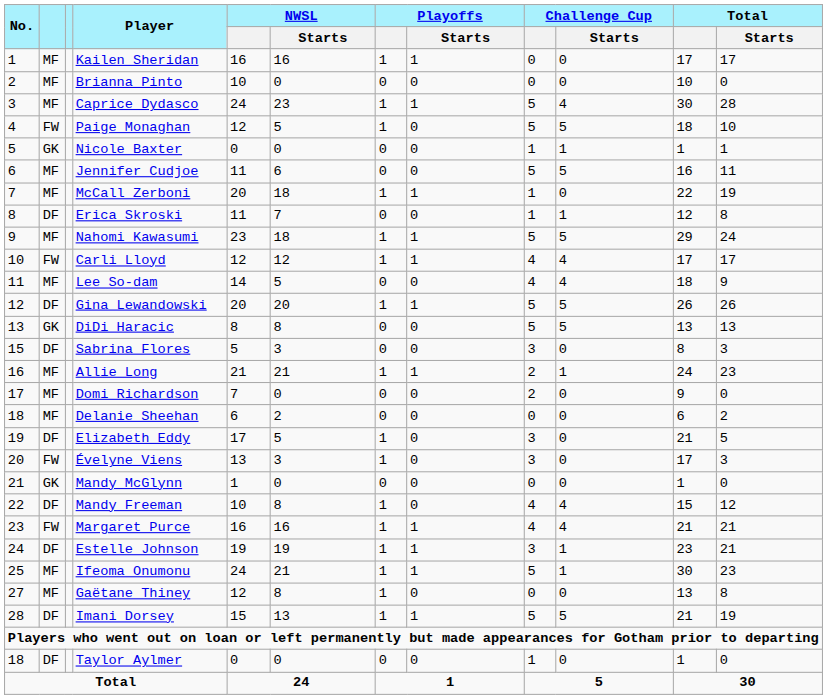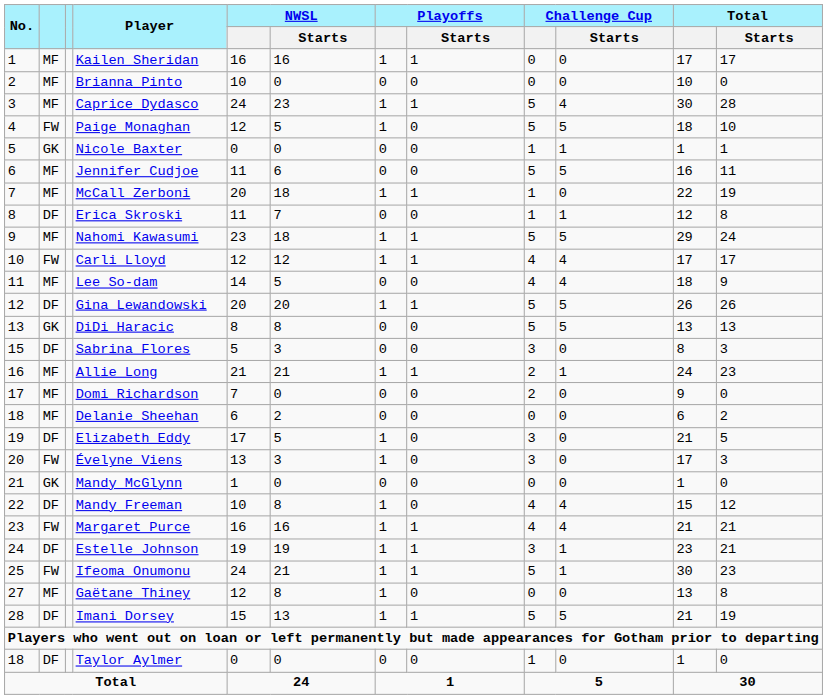(51, 572) MF -> (51, 572) FW
